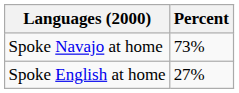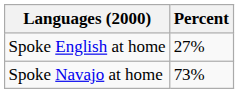rows swapped: (86, 46) <-> (87, 74)
